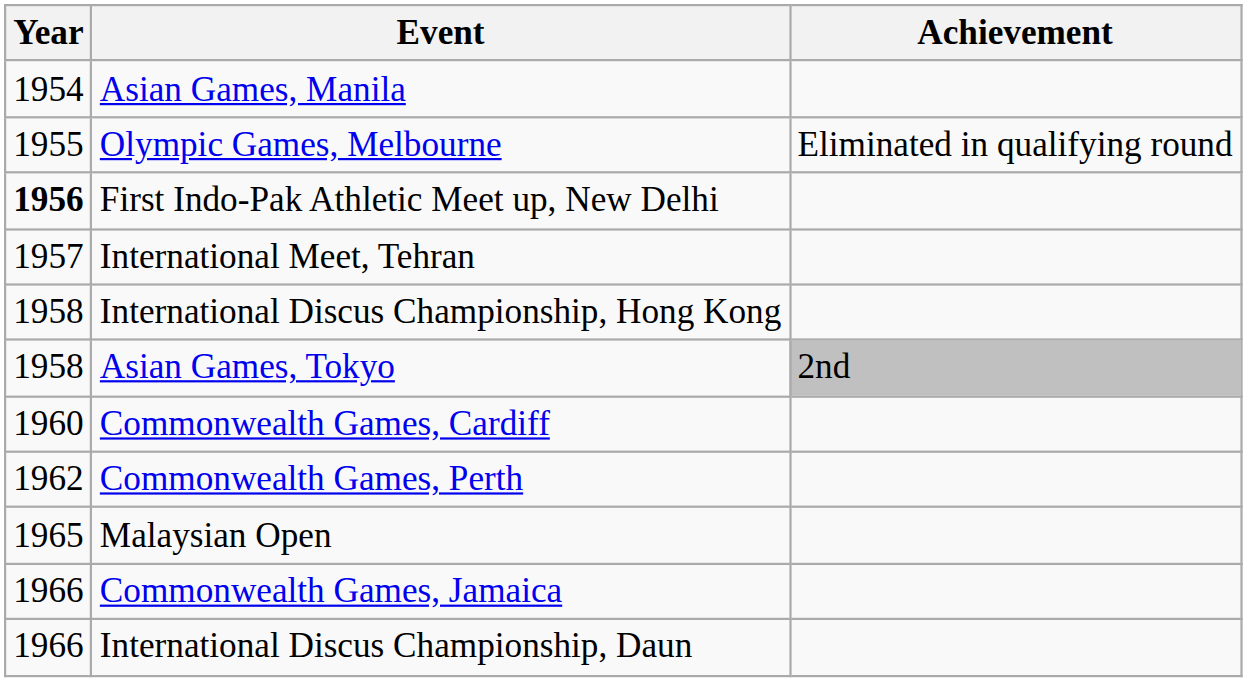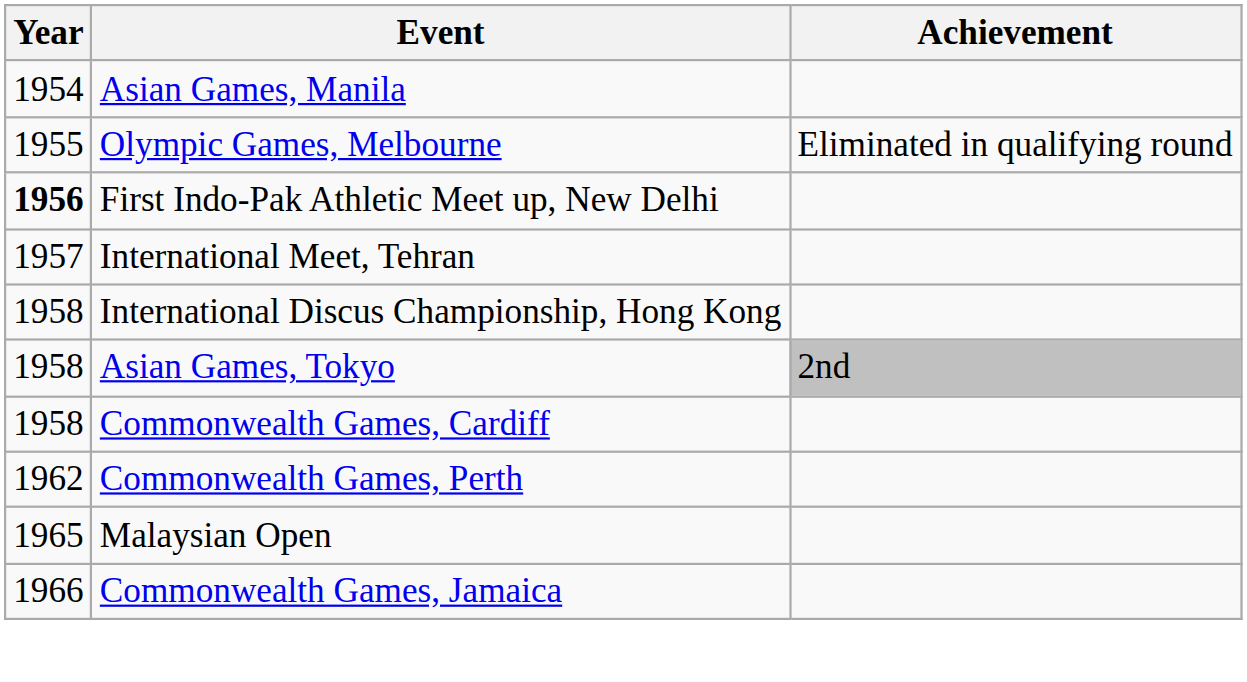(48, 423) 1960 -> (48, 423) 1958
- row: (396, 646)
